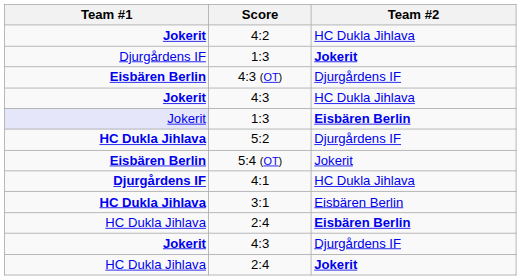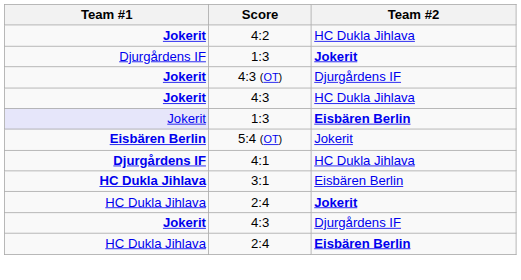(158, 77) Eisbären Berlin -> (184, 77) Jokerit
- row: (260, 139)
rows swapped: (260, 264) <-> (260, 222)
